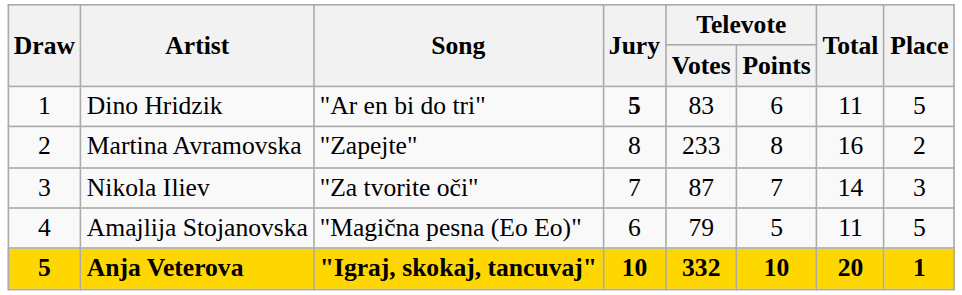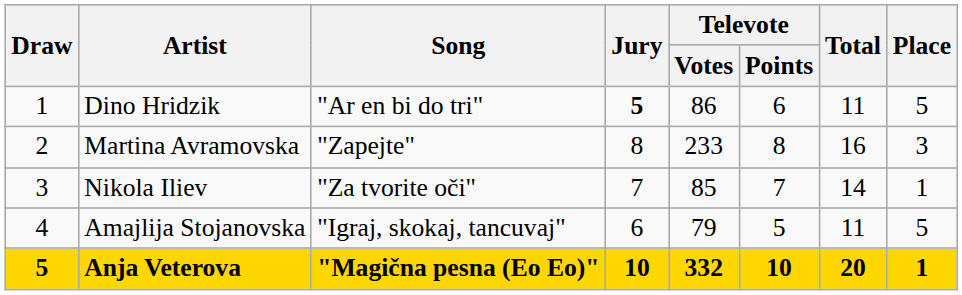(701, 106) 83 -> (704, 106) 86
(919, 146) 2 -> (922, 146) 3
(701, 187) 87 -> (704, 187) 85
(919, 187) 3 -> (922, 187) 1
(451, 227) "Magična pesna (Eo Eo)" -> (441, 227) "Igraj, skokaj, tancuvaj"
(458, 268) "Igraj, skokaj, tancuvaj" -> (458, 268) "Magična pesna (Eo Eo)"
